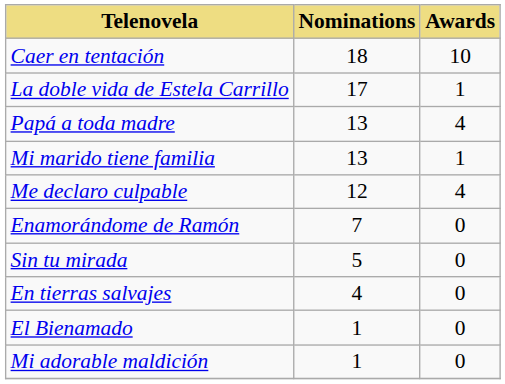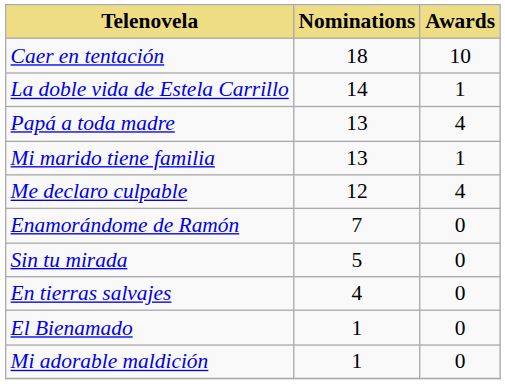(357, 89) 17 -> (357, 89) 14
